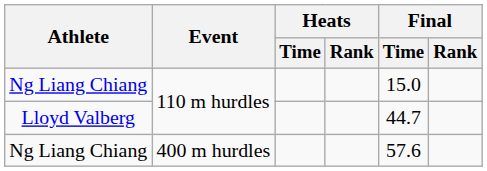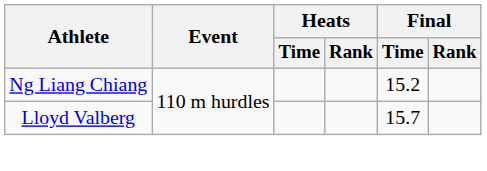(403, 85) 15.0 -> (403, 85) 15.2
(403, 117) 44.7 -> (403, 117) 15.7
- row: (78, 150)
